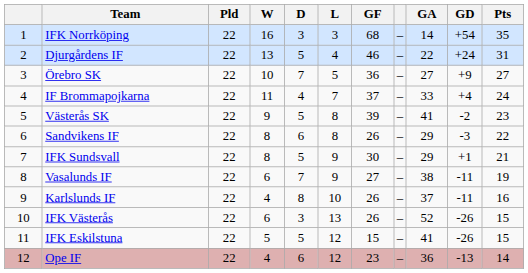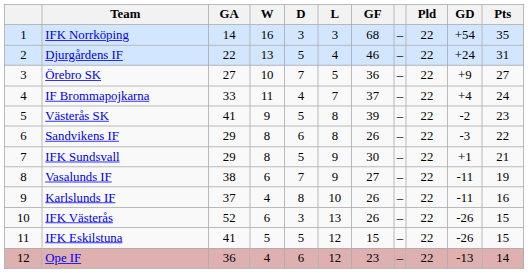columns swapped: (229, 14) <-> (427, 14)
